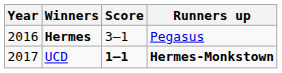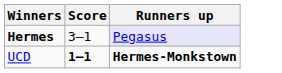- column: (23, 15)
(177, 36) no background -> (140, 36) lavender background
